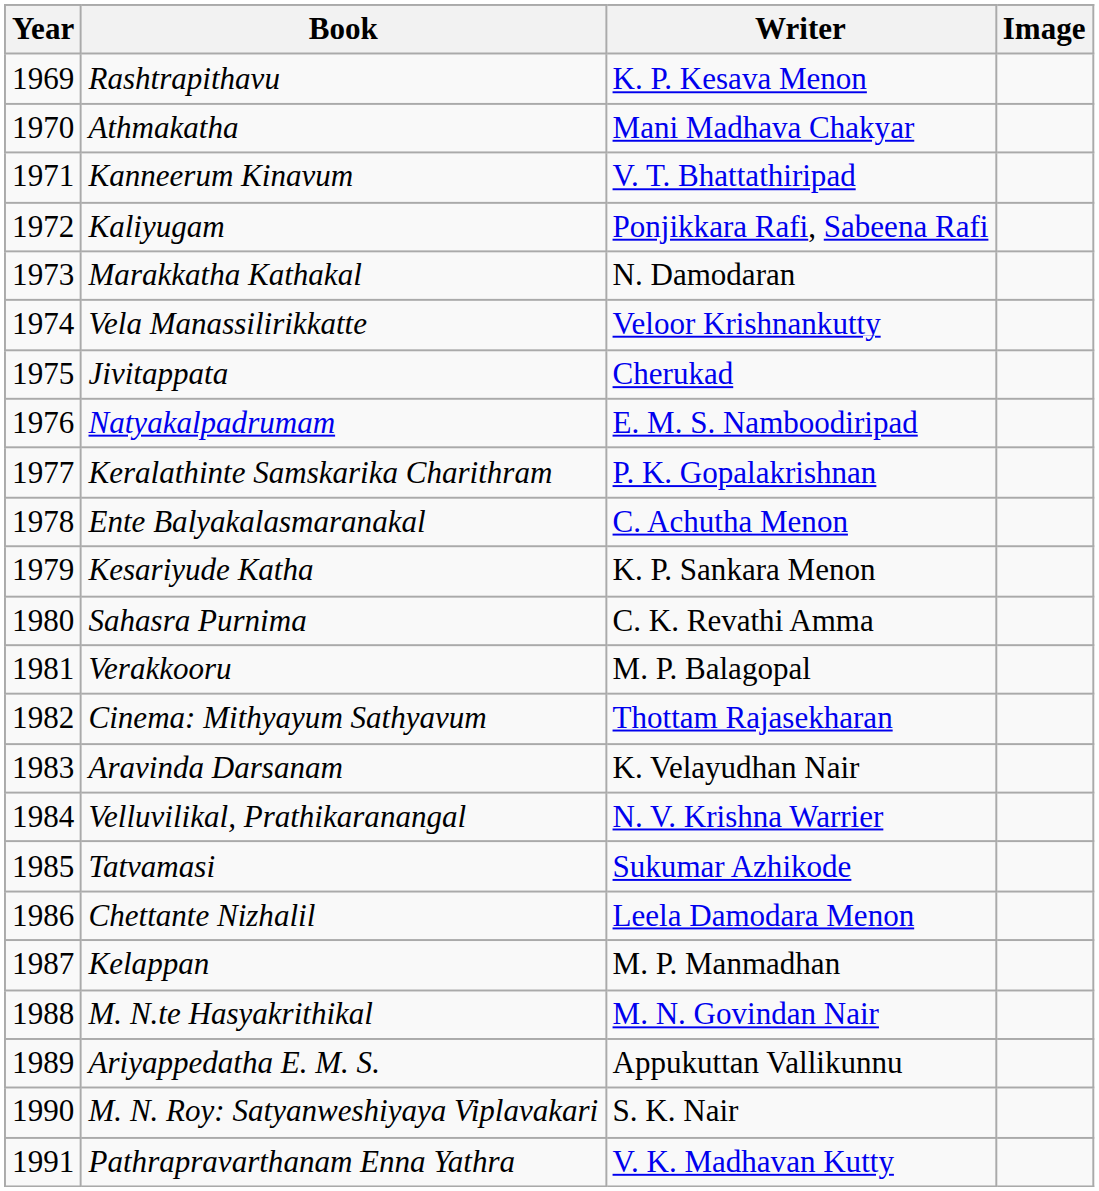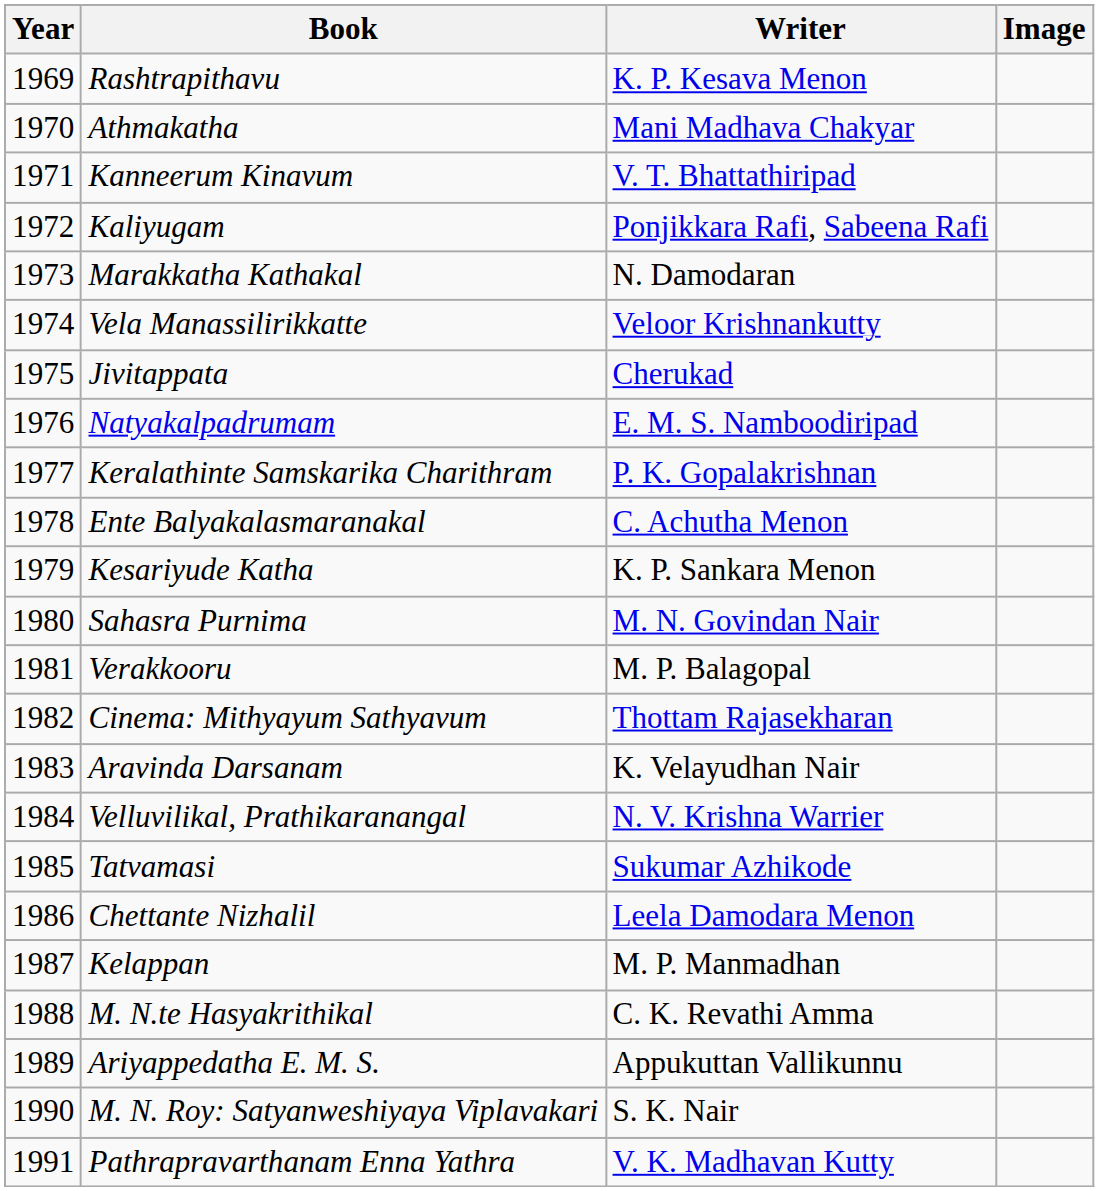(743, 619) C. K. Revathi Amma -> (746, 619) M. N. Govindan Nair
(746, 1013) M. N. Govindan Nair -> (743, 1013) C. K. Revathi Amma
